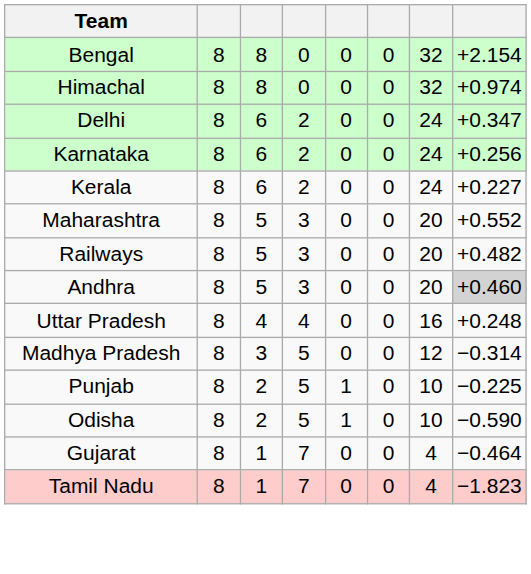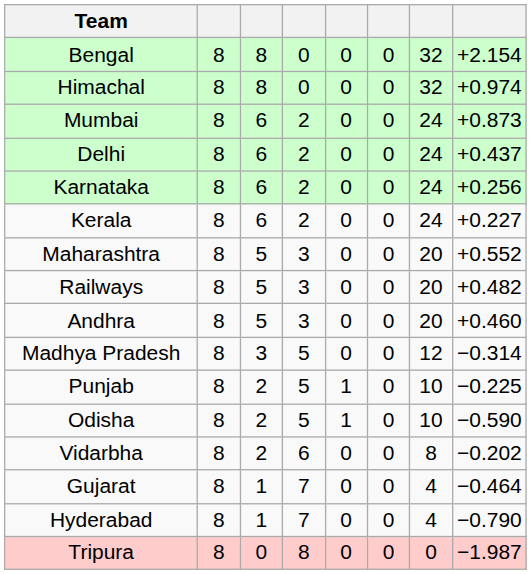+ row: (101, 120)
(489, 120) +0.347 -> (489, 154) +0.437
(489, 287) lightgrey background -> (489, 320) no background
- row: (101, 320)
+ row: (101, 453)
+ row: (101, 519)
- row: (101, 486)
+ row: (101, 552)
